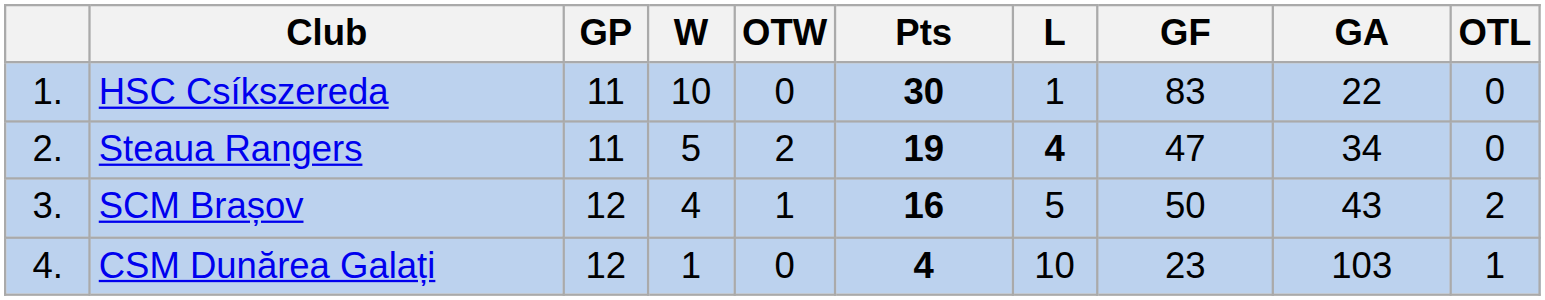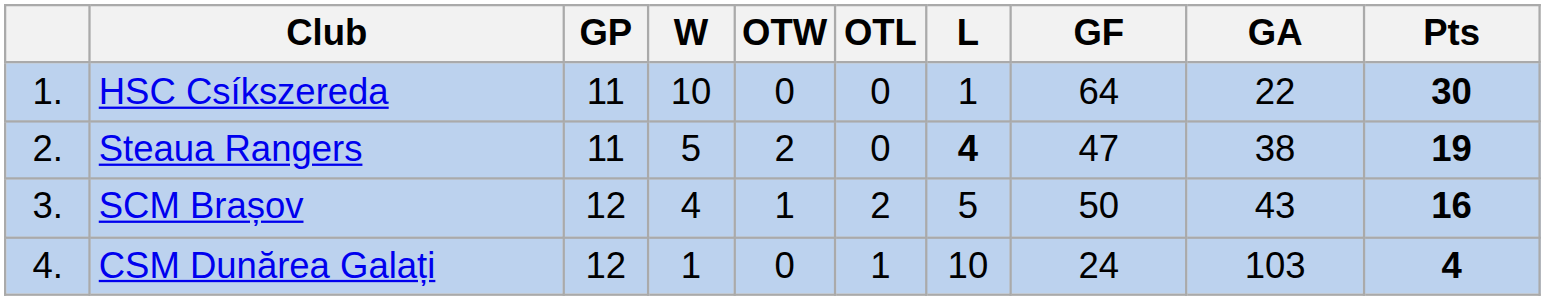columns swapped: (1495, 33) <-> (924, 33)
(1185, 91) 83 -> (1099, 91) 64
(1362, 149) 34 -> (1275, 149) 38
(1185, 264) 23 -> (1099, 264) 24
